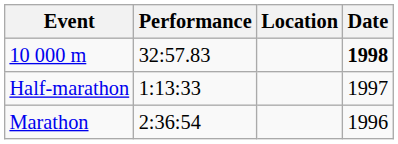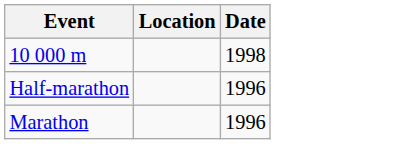- column: (195, 21)
(368, 55) bold -> (245, 55) normal
(368, 88) 1997 -> (245, 88) 1996
